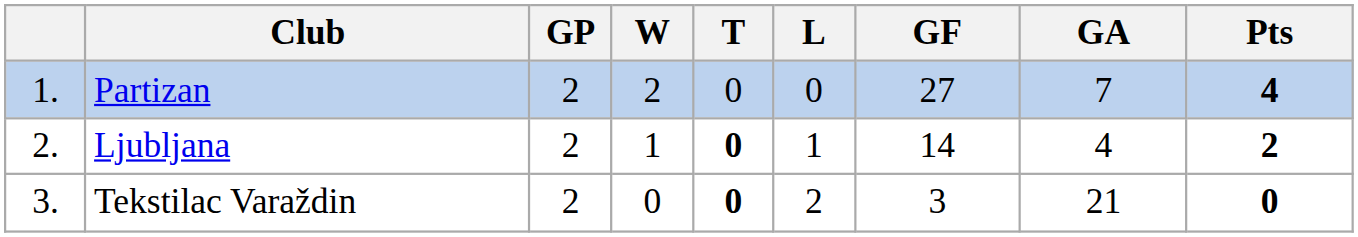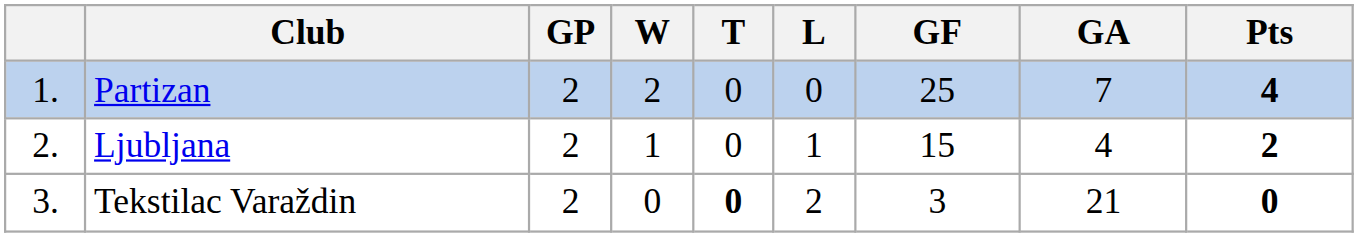(937, 88) 27 -> (937, 88) 25
(733, 145) bold -> (733, 145) normal
(937, 145) 14 -> (937, 145) 15
